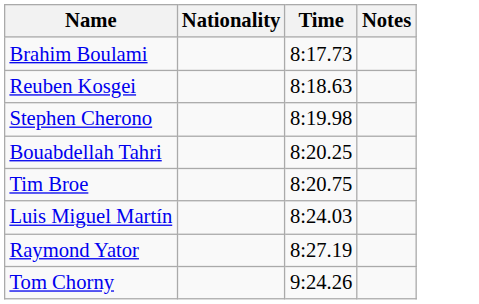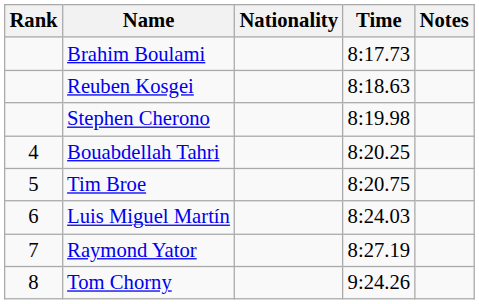+ column: (33, 20)
